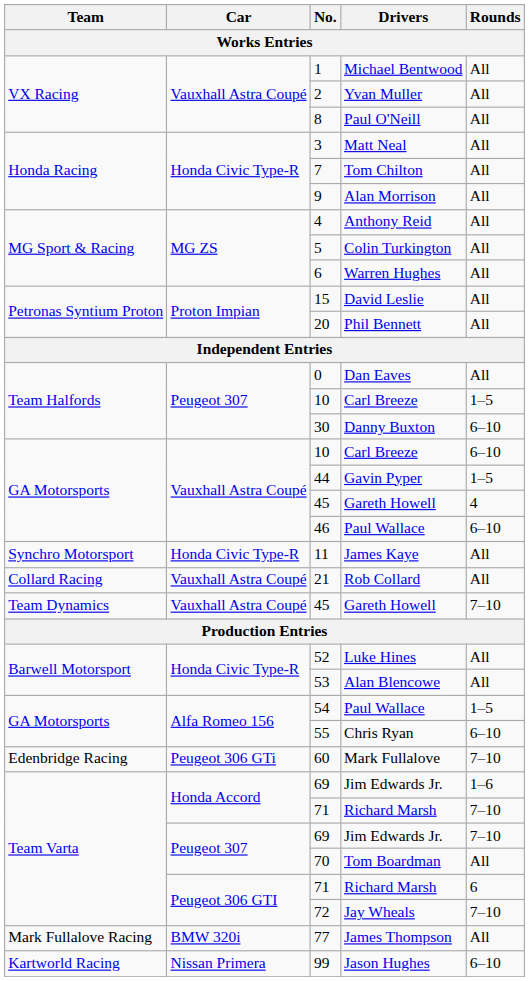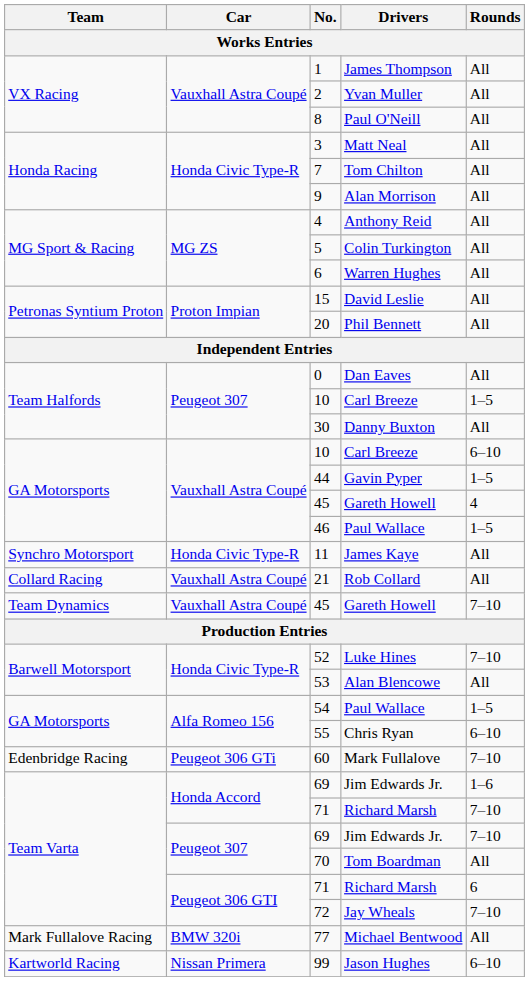(403, 68) Michael Bentwood -> (398, 68) James Thompson
(485, 426) 6–10 -> (480, 426) All
(485, 528) 6–10 -> (481, 528) 1–5
(480, 656) All -> (485, 656) 7–10
(398, 937) James Thompson -> (403, 937) Michael Bentwood
